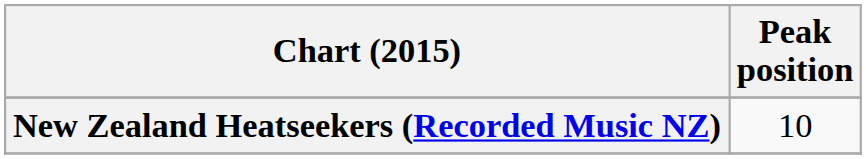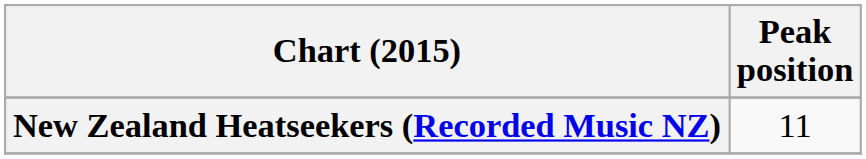(795, 125) 10 -> (795, 125) 11
